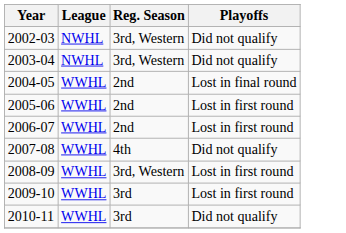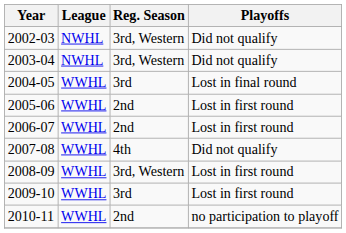(124, 82) 2nd -> (122, 82) 3rd
(122, 216) 3rd -> (124, 216) 2nd
(234, 216) Did not qualify -> (265, 216) no participation to playoff
